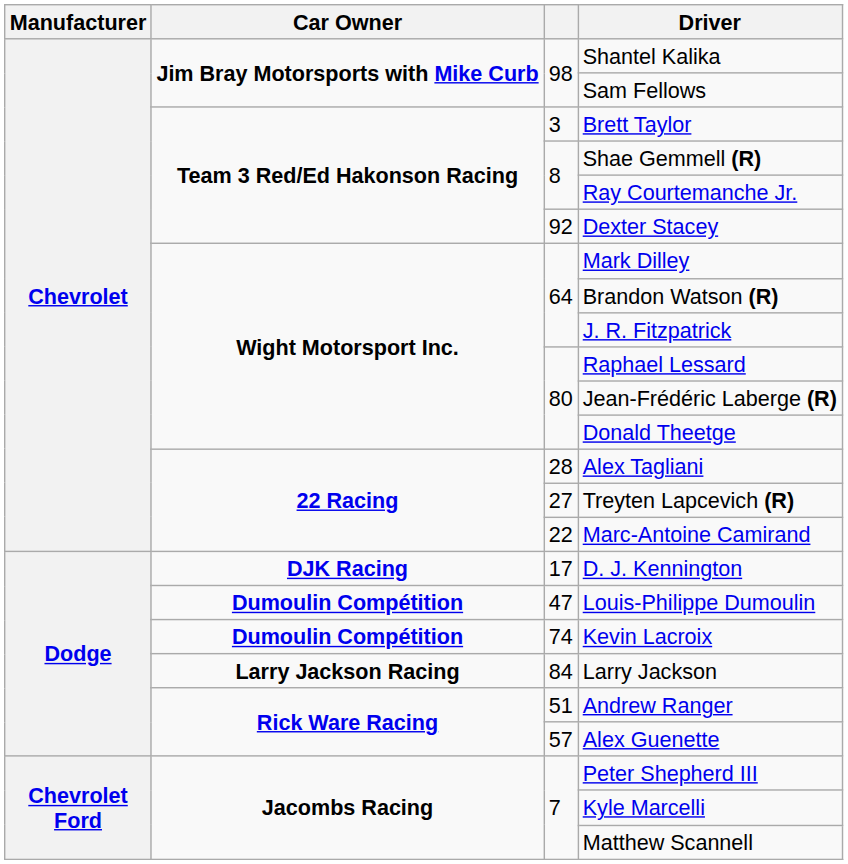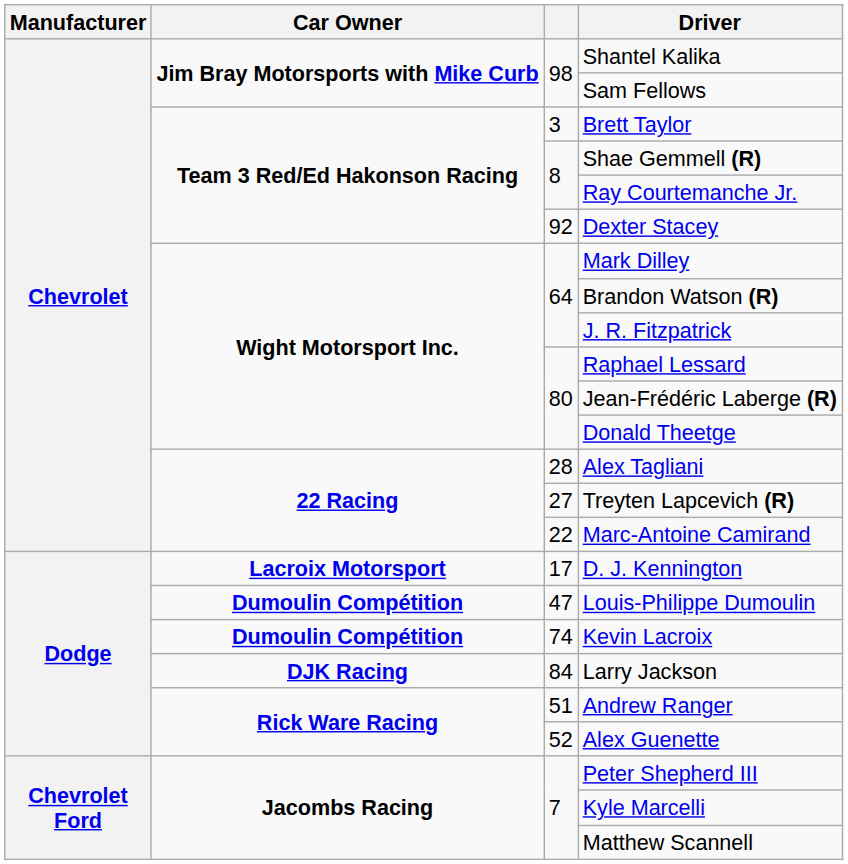(348, 569) DJK Racing -> (348, 569) Lacroix Motorsport
(348, 671) Larry Jackson Racing -> (348, 671) DJK Racing
(561, 740) 57 -> (561, 740) 52
